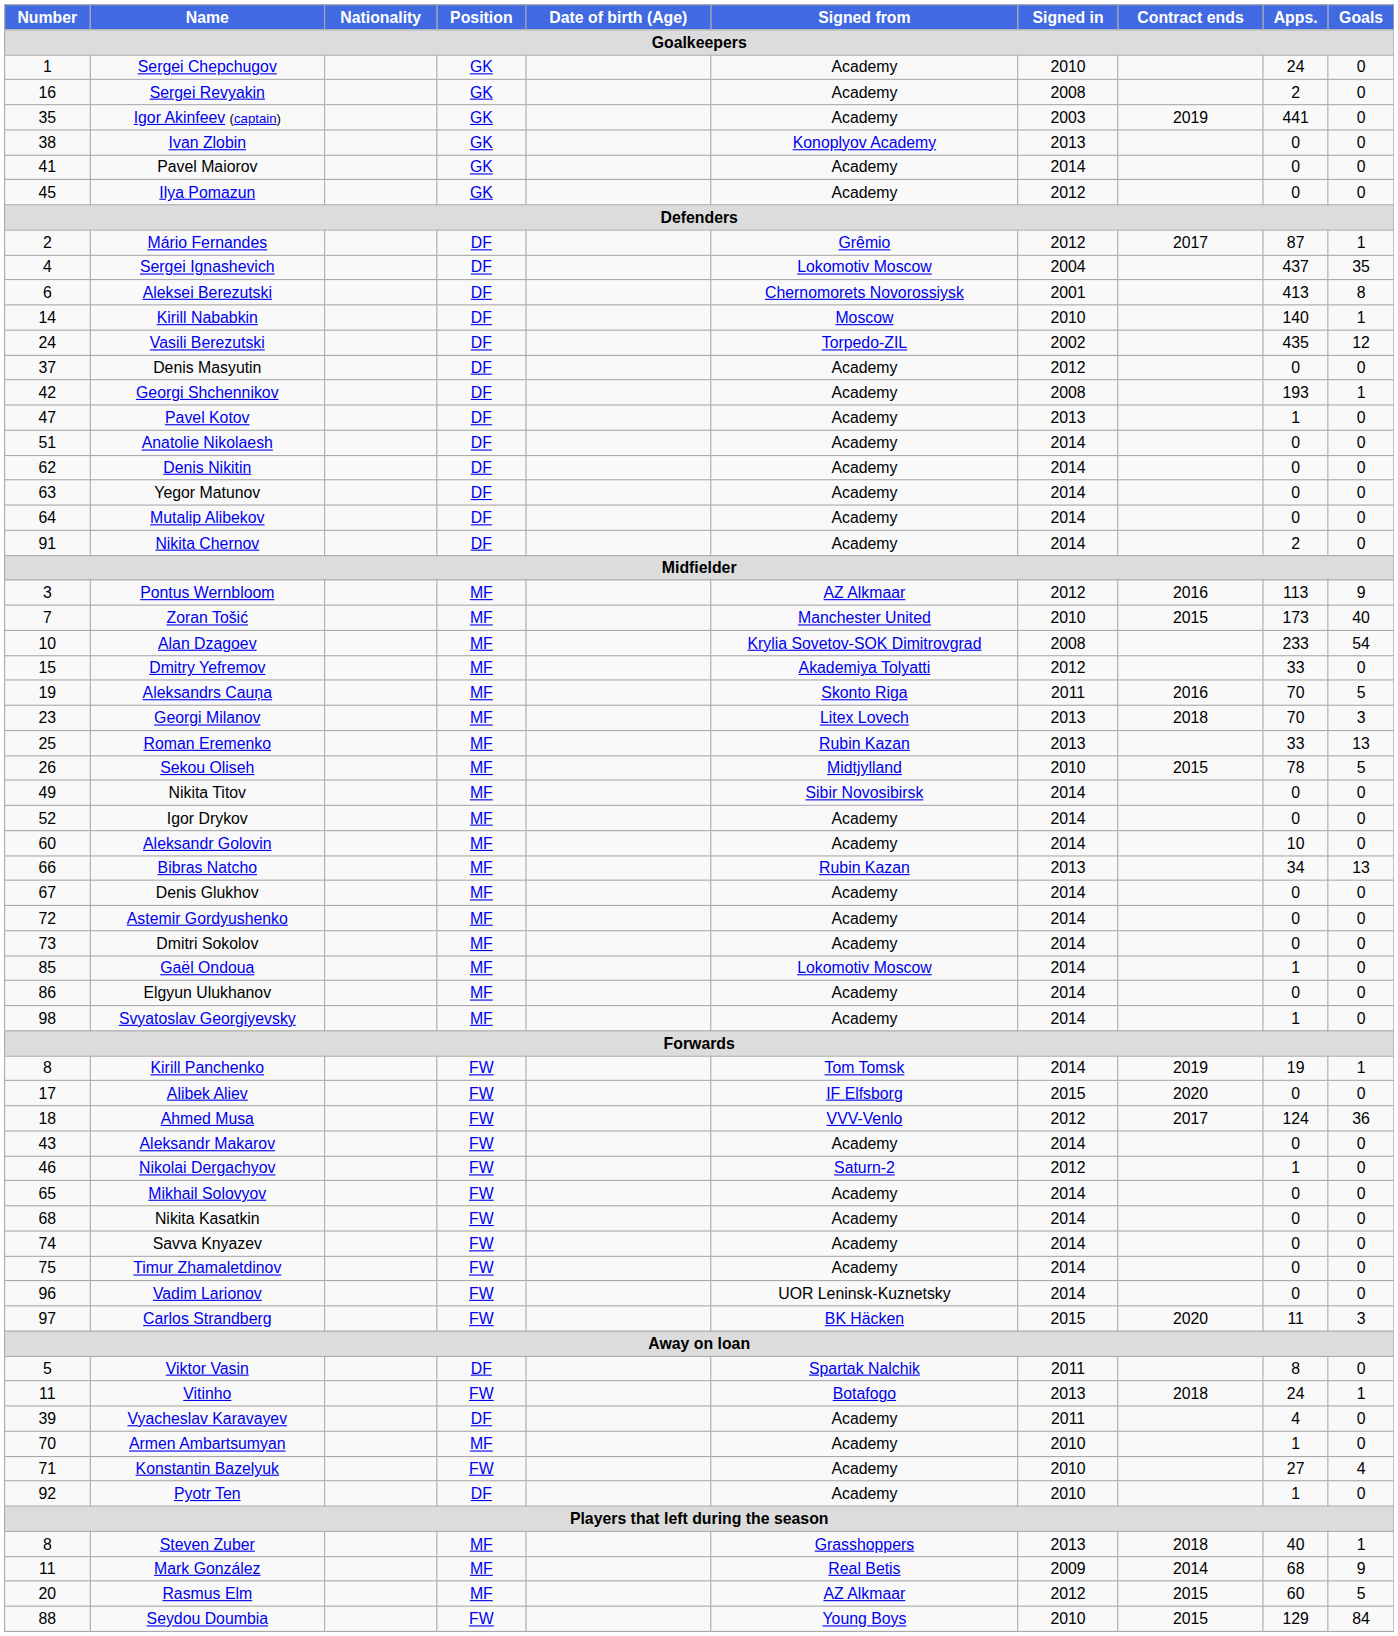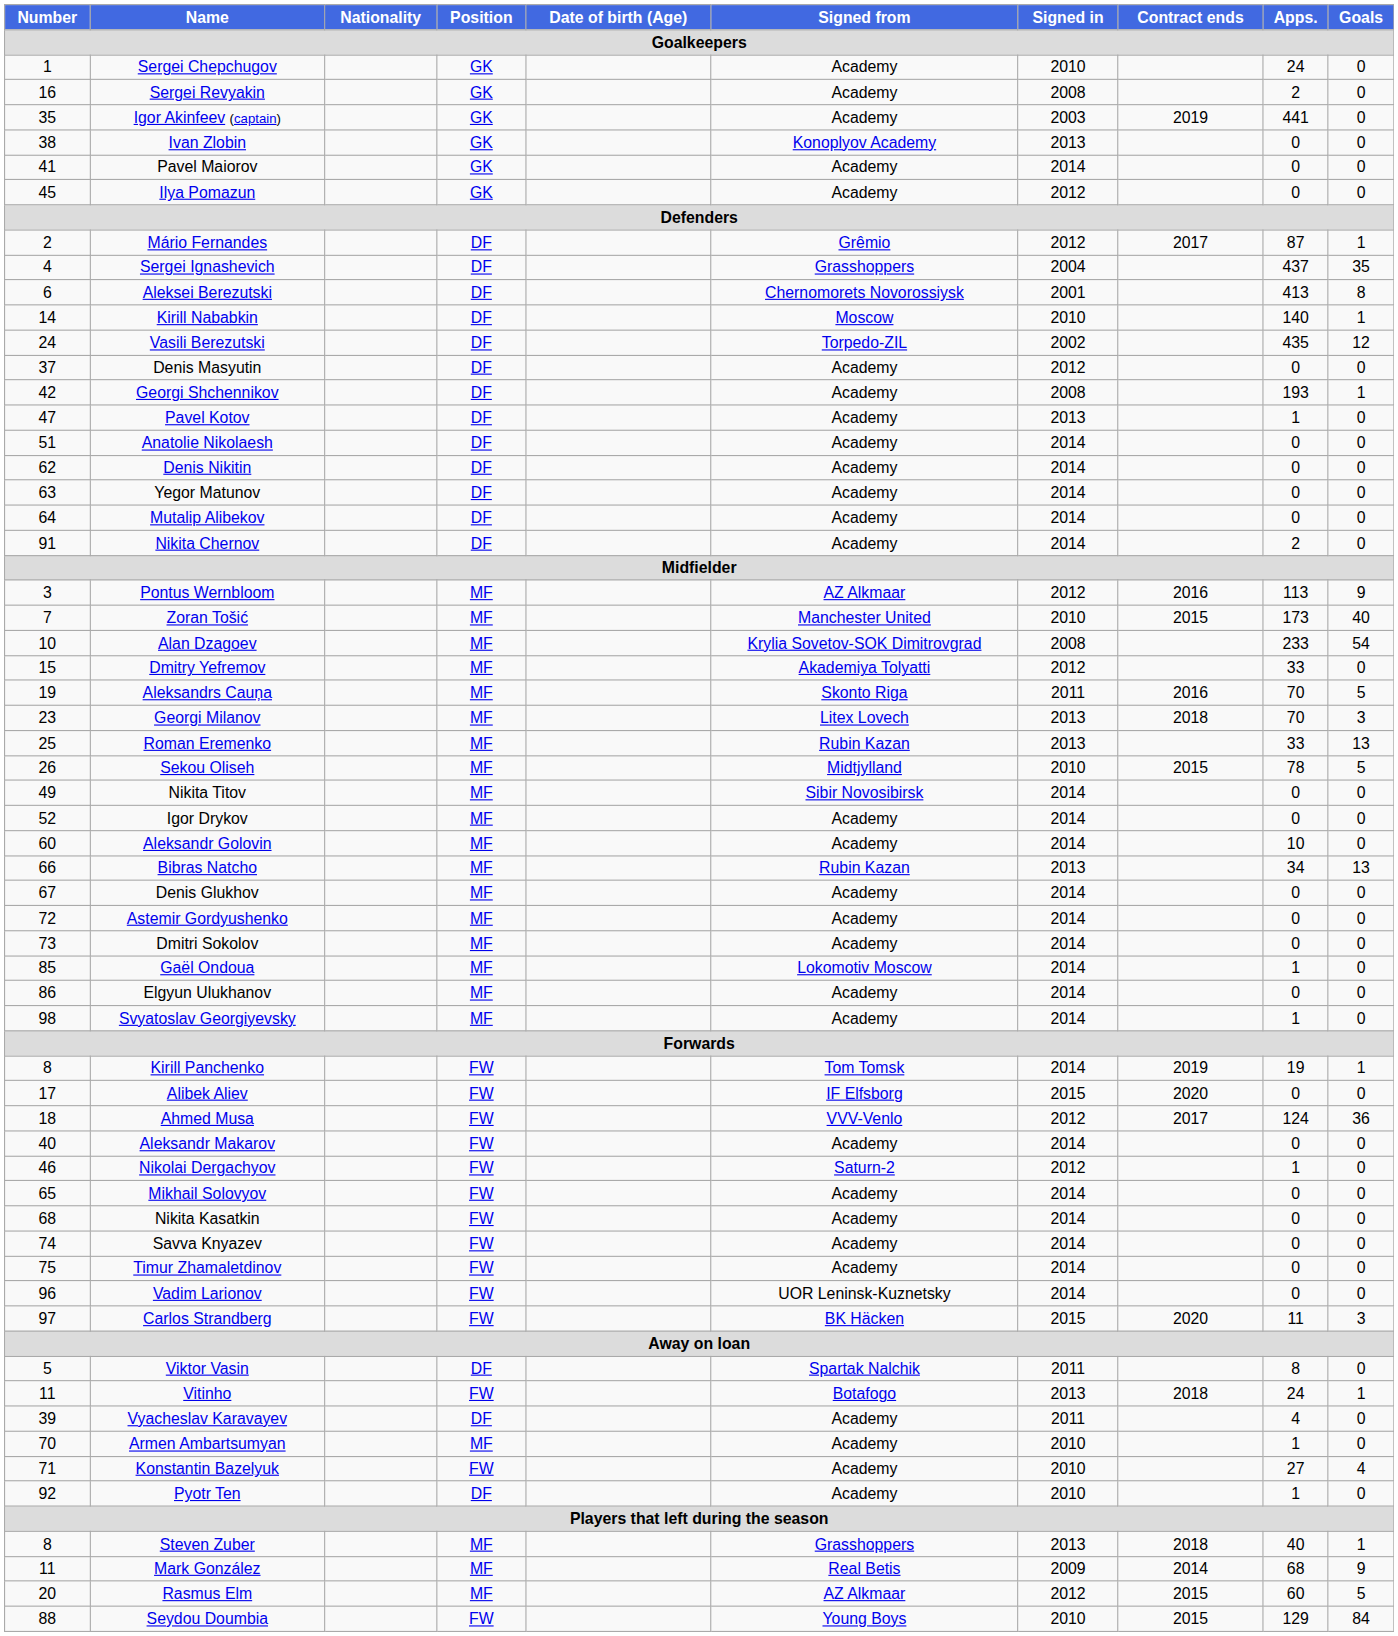(864, 268) Lokomotiv Moscow -> (864, 268) Grasshoppers
(47, 1144) 43 -> (47, 1144) 40
